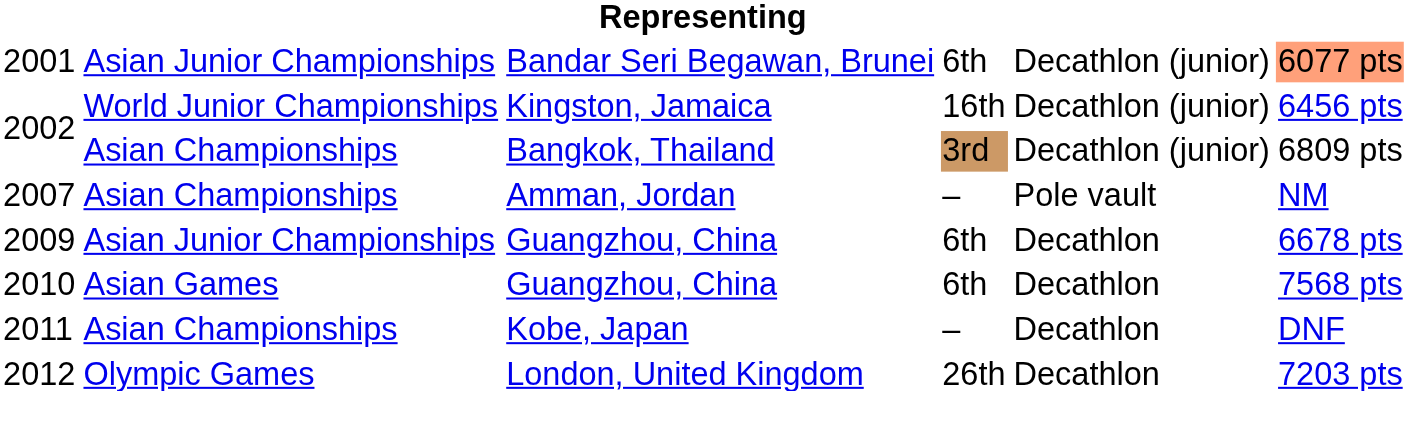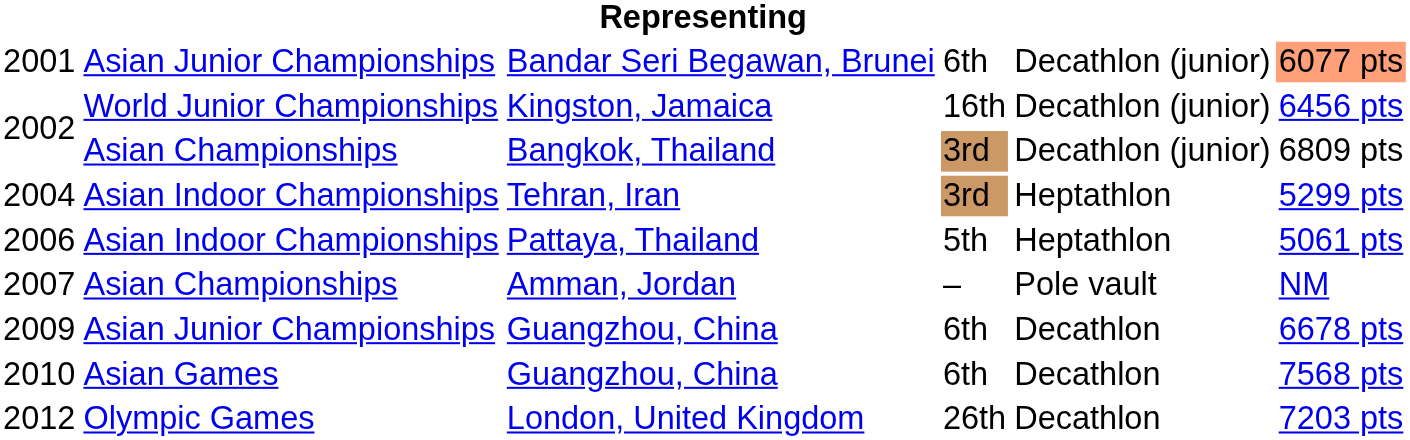+ row: (39, 195)
+ row: (39, 240)
- row: (38, 329)
